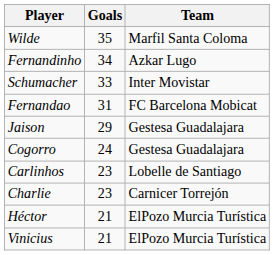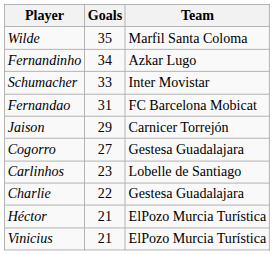(186, 127) Gestesa Guadalajara -> (179, 127) Carnicer Torrejón
(105, 149) 24 -> (105, 149) 27
(105, 194) 23 -> (105, 194) 22
(179, 194) Carnicer Torrejón -> (186, 194) Gestesa Guadalajara
